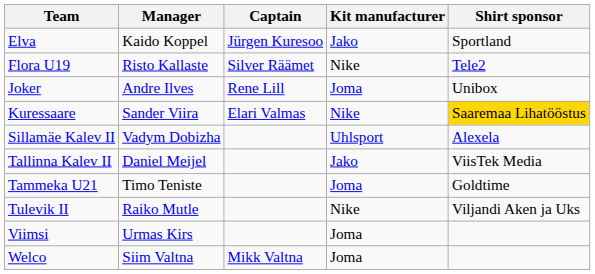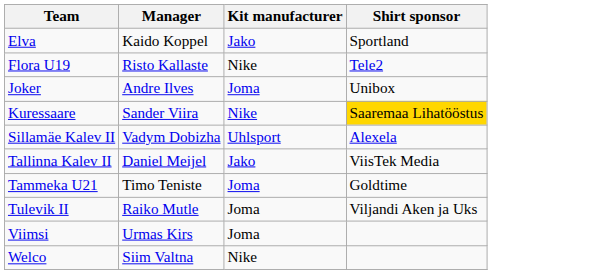- column: (275, 16)
(345, 209) Nike -> (244, 209) Joma
(346, 257) Joma -> (242, 257) Nike
